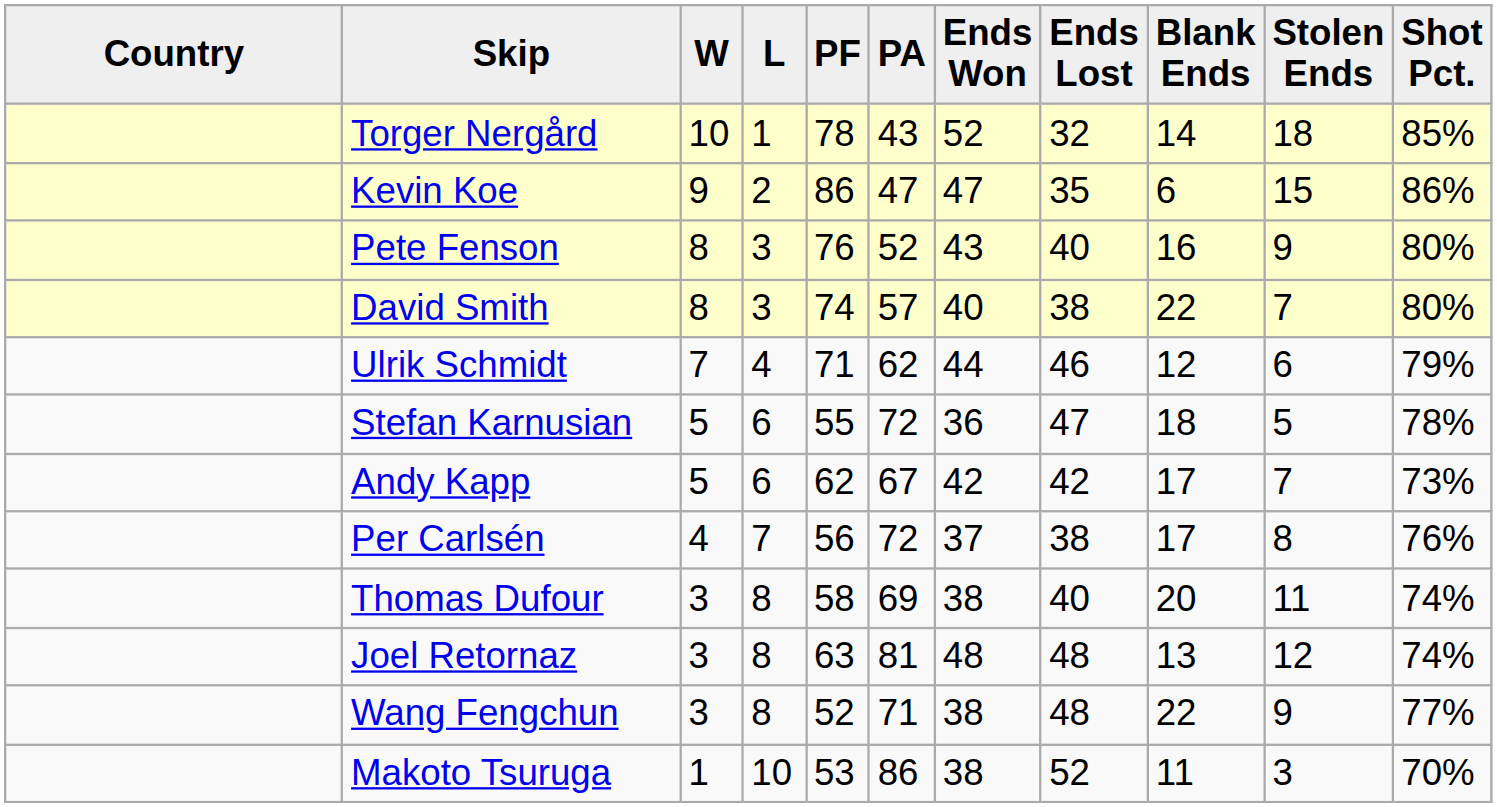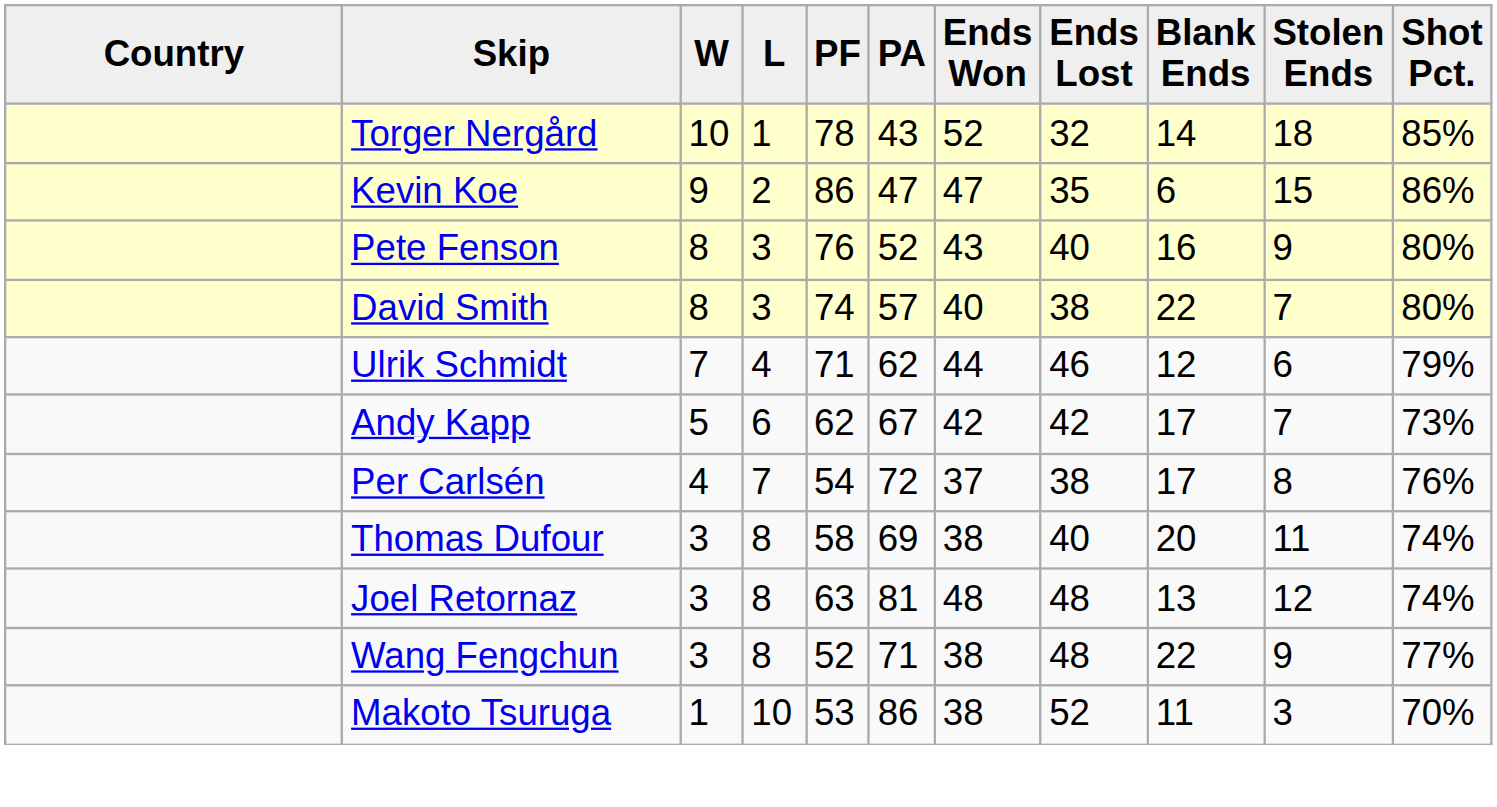- row: (492, 423)
(834, 539) 56 -> (834, 481) 54
